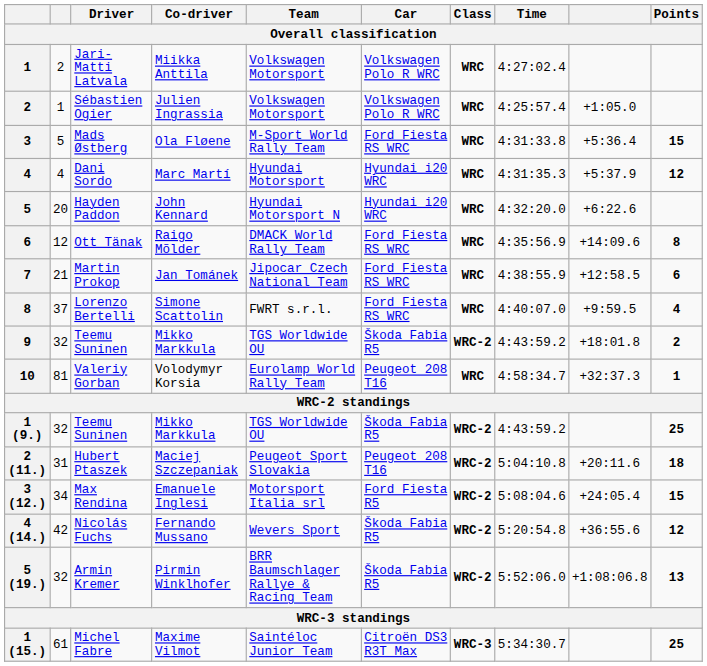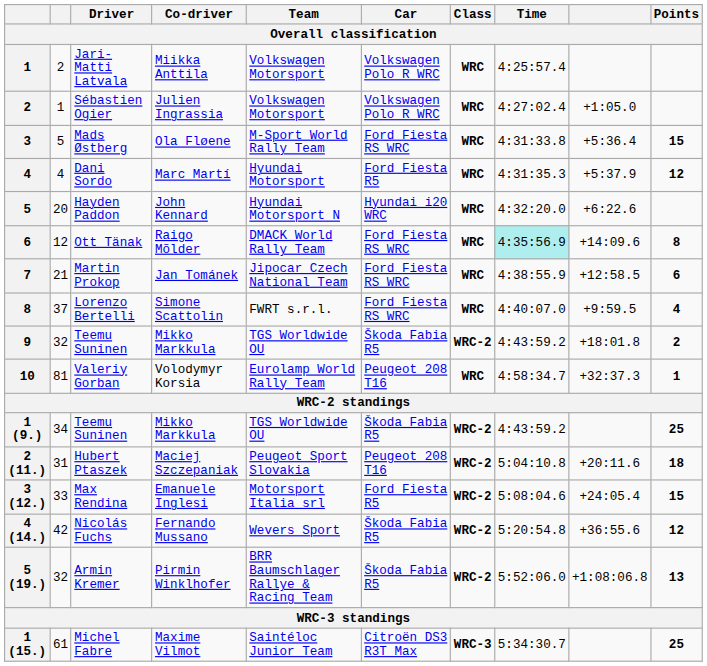(532, 68) 4:27:02.4 -> (532, 68) 4:25:57.4
(532, 108) 4:25:57.4 -> (532, 108) 4:27:02.4
(406, 175) Hyundai i20 WRC -> (406, 175) Ford Fiesta R5
(532, 242) no background -> (532, 242) paleturquoise background
(61, 430) 32 -> (61, 430) 34
(61, 497) 34 -> (61, 497) 33
